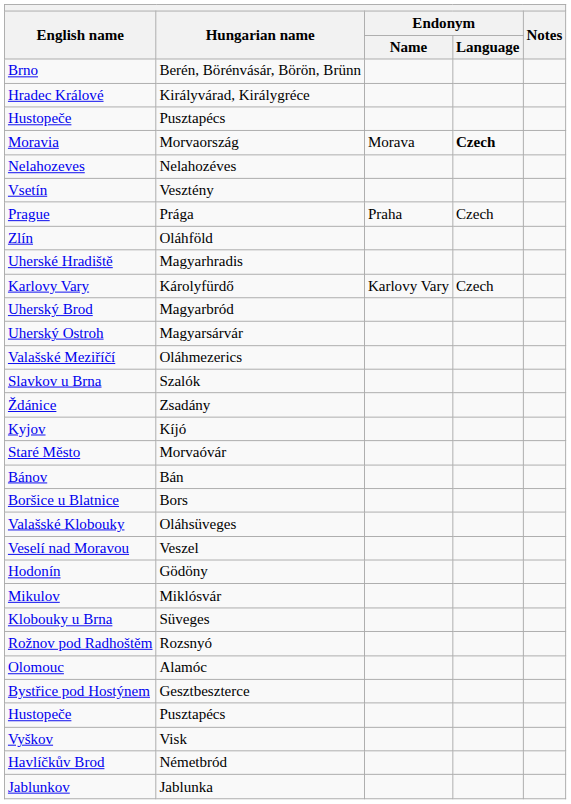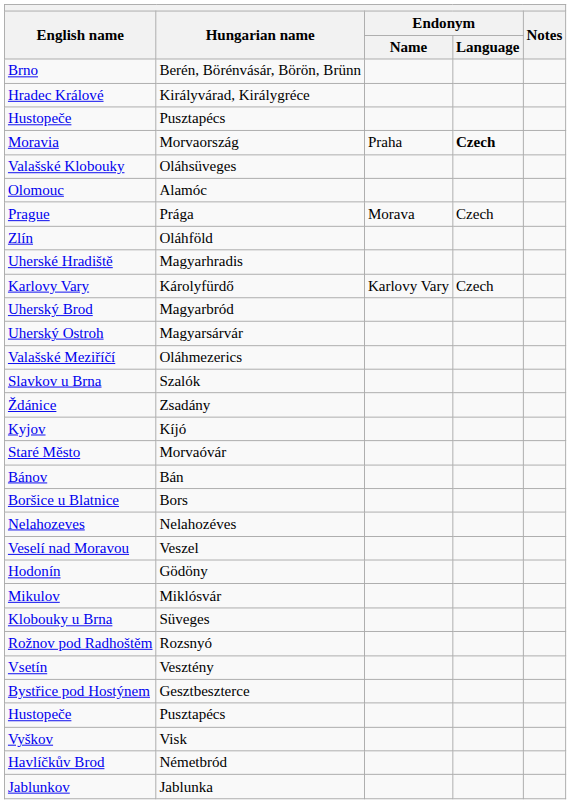(391, 142) Morava -> (385, 142) Praha
rows swapped: (46, 166) <-> (66, 524)
rows swapped: (36, 667) <-> (28, 190)
(385, 214) Praha -> (391, 214) Morava
